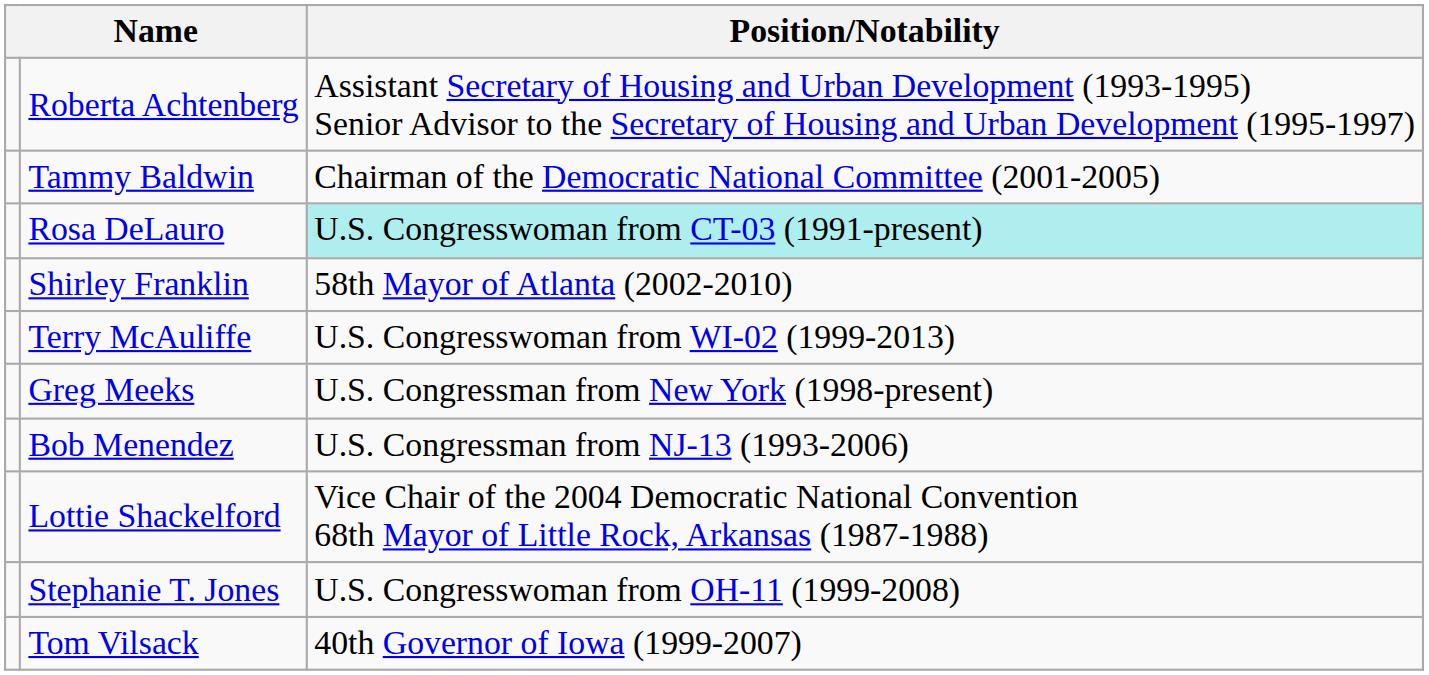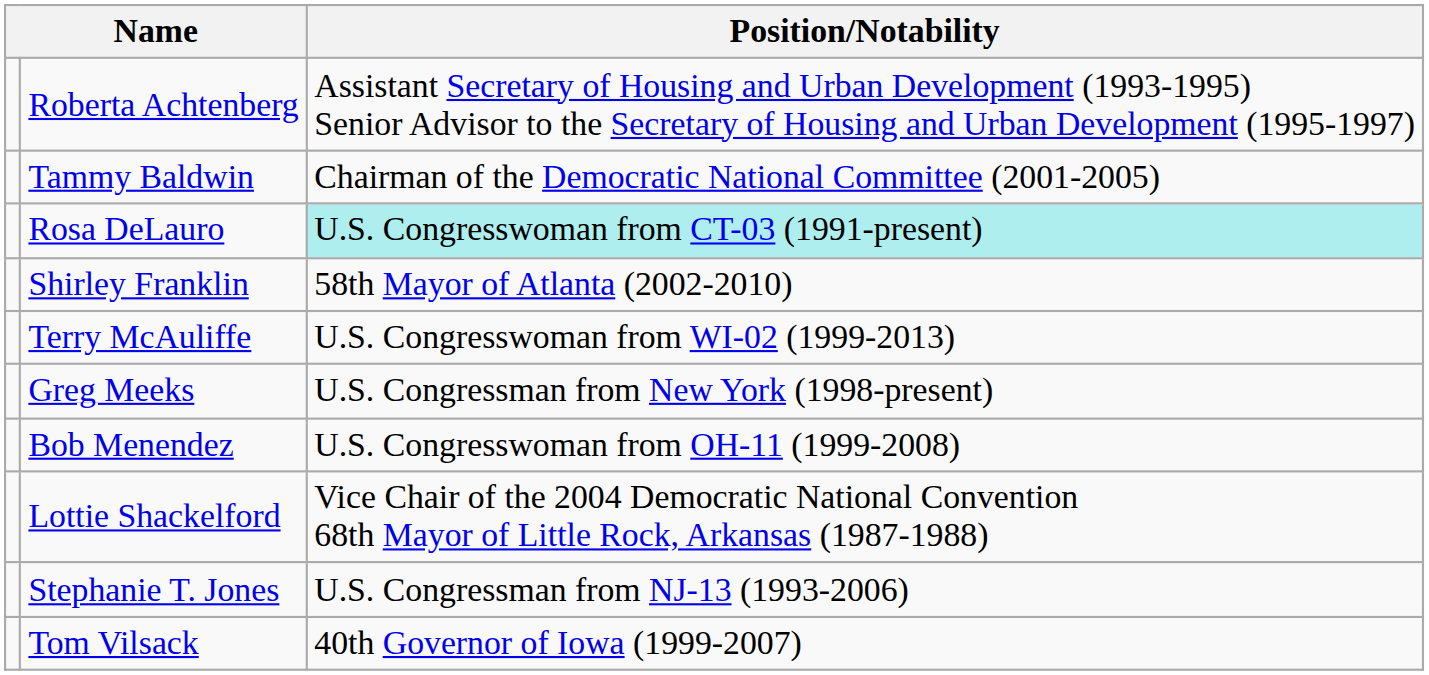(612, 444) U.S. Congressman from NJ-13 (1993-2006) -> (637, 444) U.S. Congresswoman from OH-11 (1999-2008)
(637, 589) U.S. Congresswoman from OH-11 (1999-2008) -> (612, 589) U.S. Congressman from NJ-13 (1993-2006)
